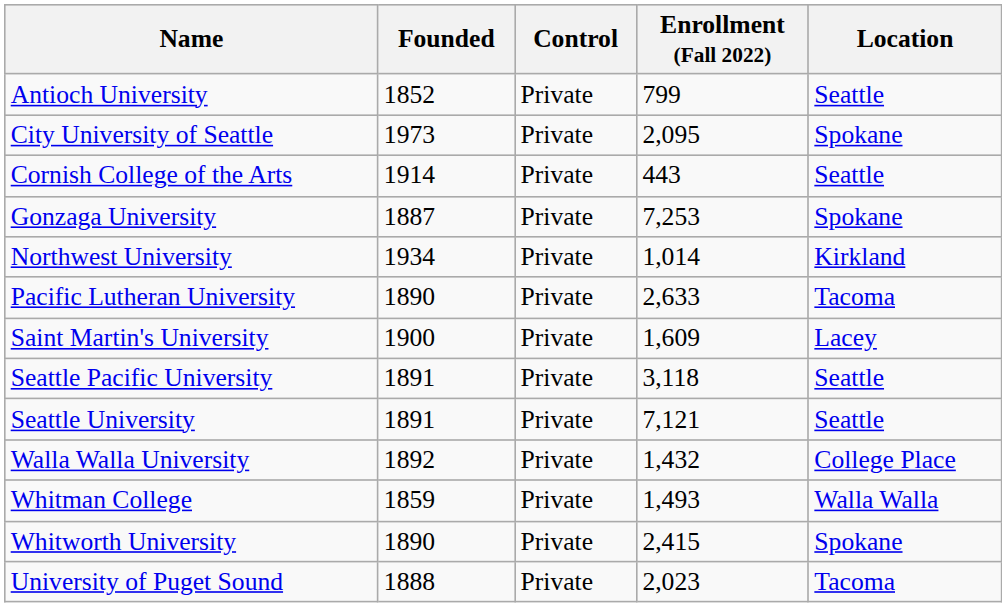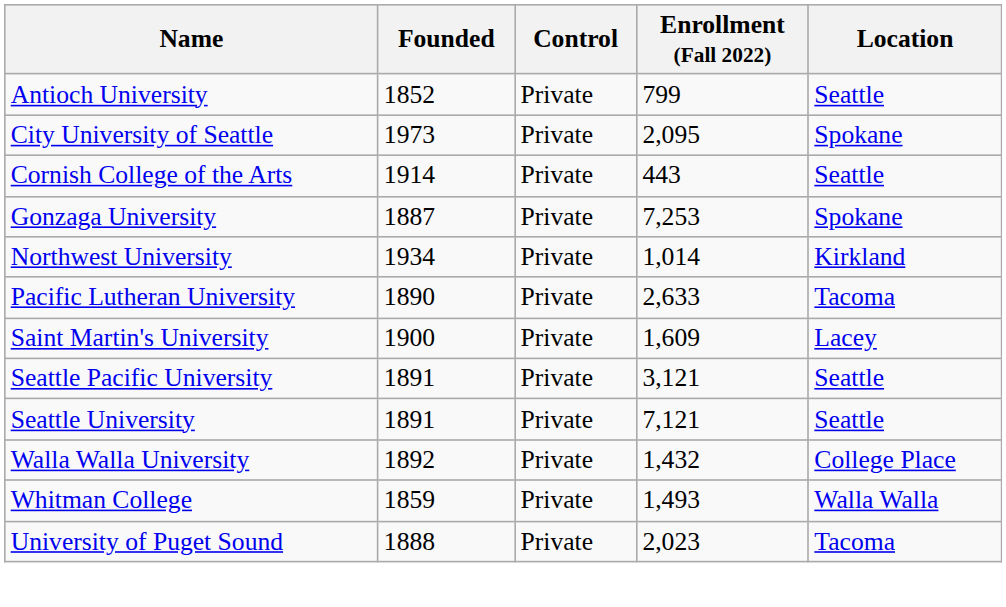(671, 378) 3,118 -> (671, 378) 3,121
- row: (123, 540)
